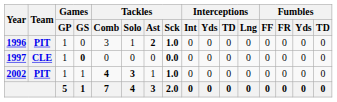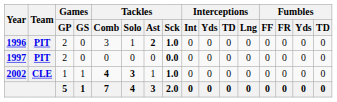(65, 43) 1 -> (65, 43) 2
(42, 58) CLE -> (42, 58) PIT
(65, 58) 1 -> (65, 58) 2
(83, 58) bold -> (83, 58) normal
(42, 74) PIT -> (42, 74) CLE
